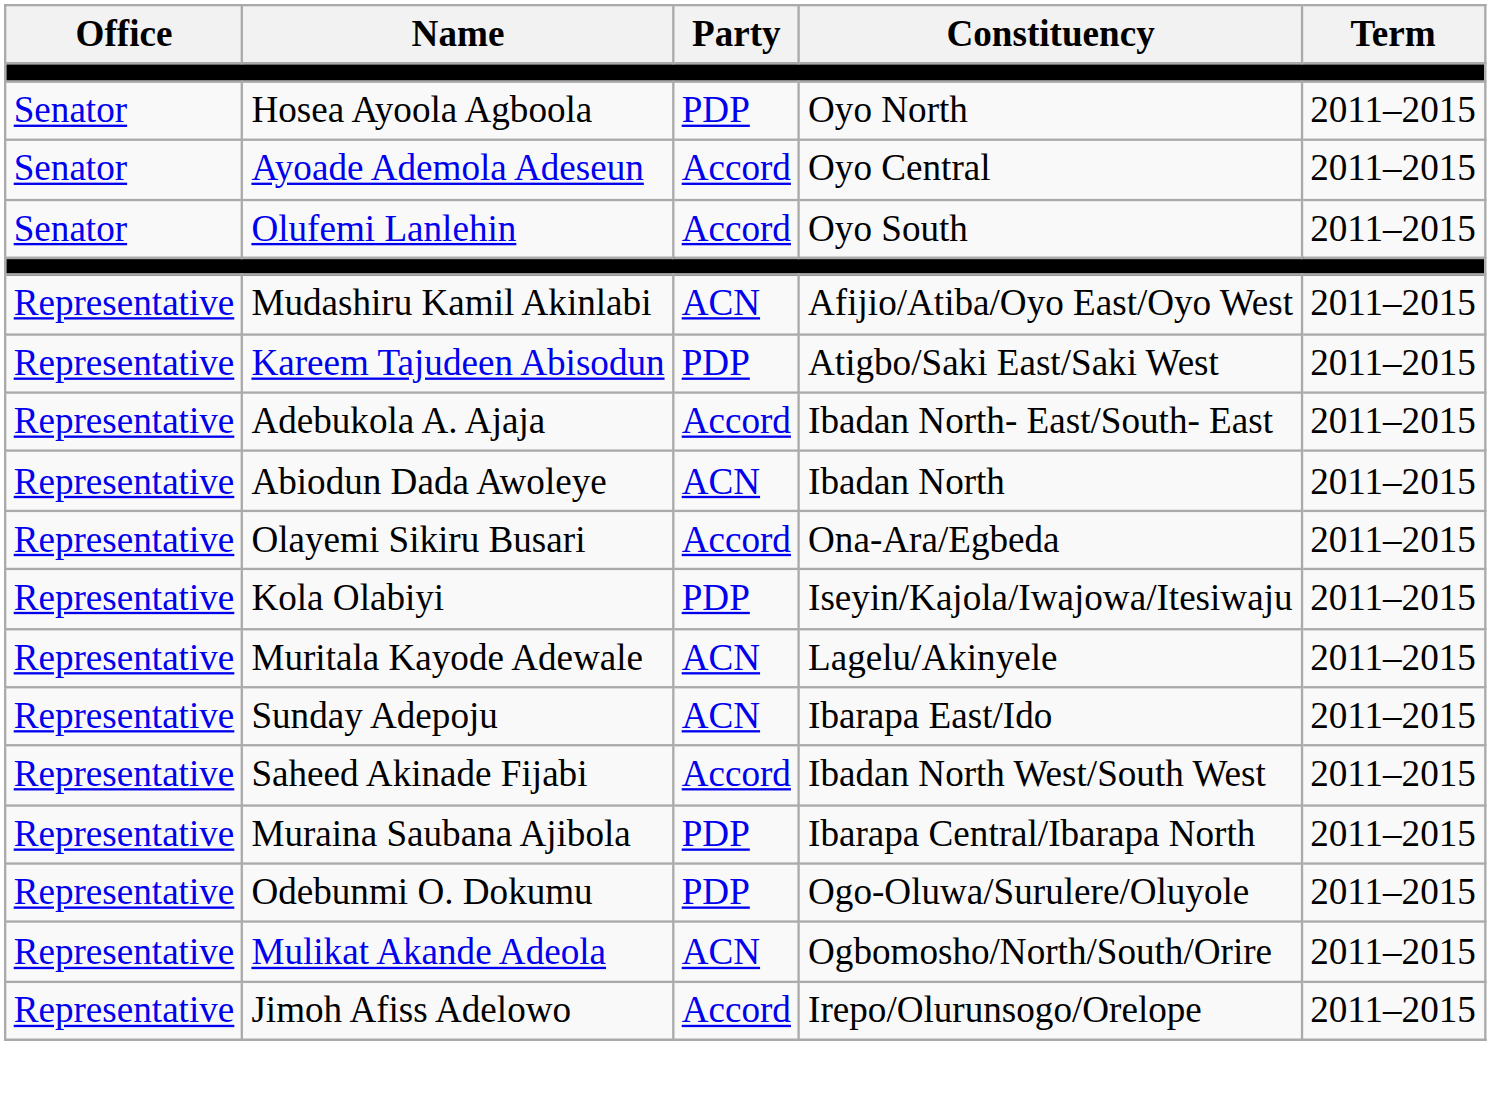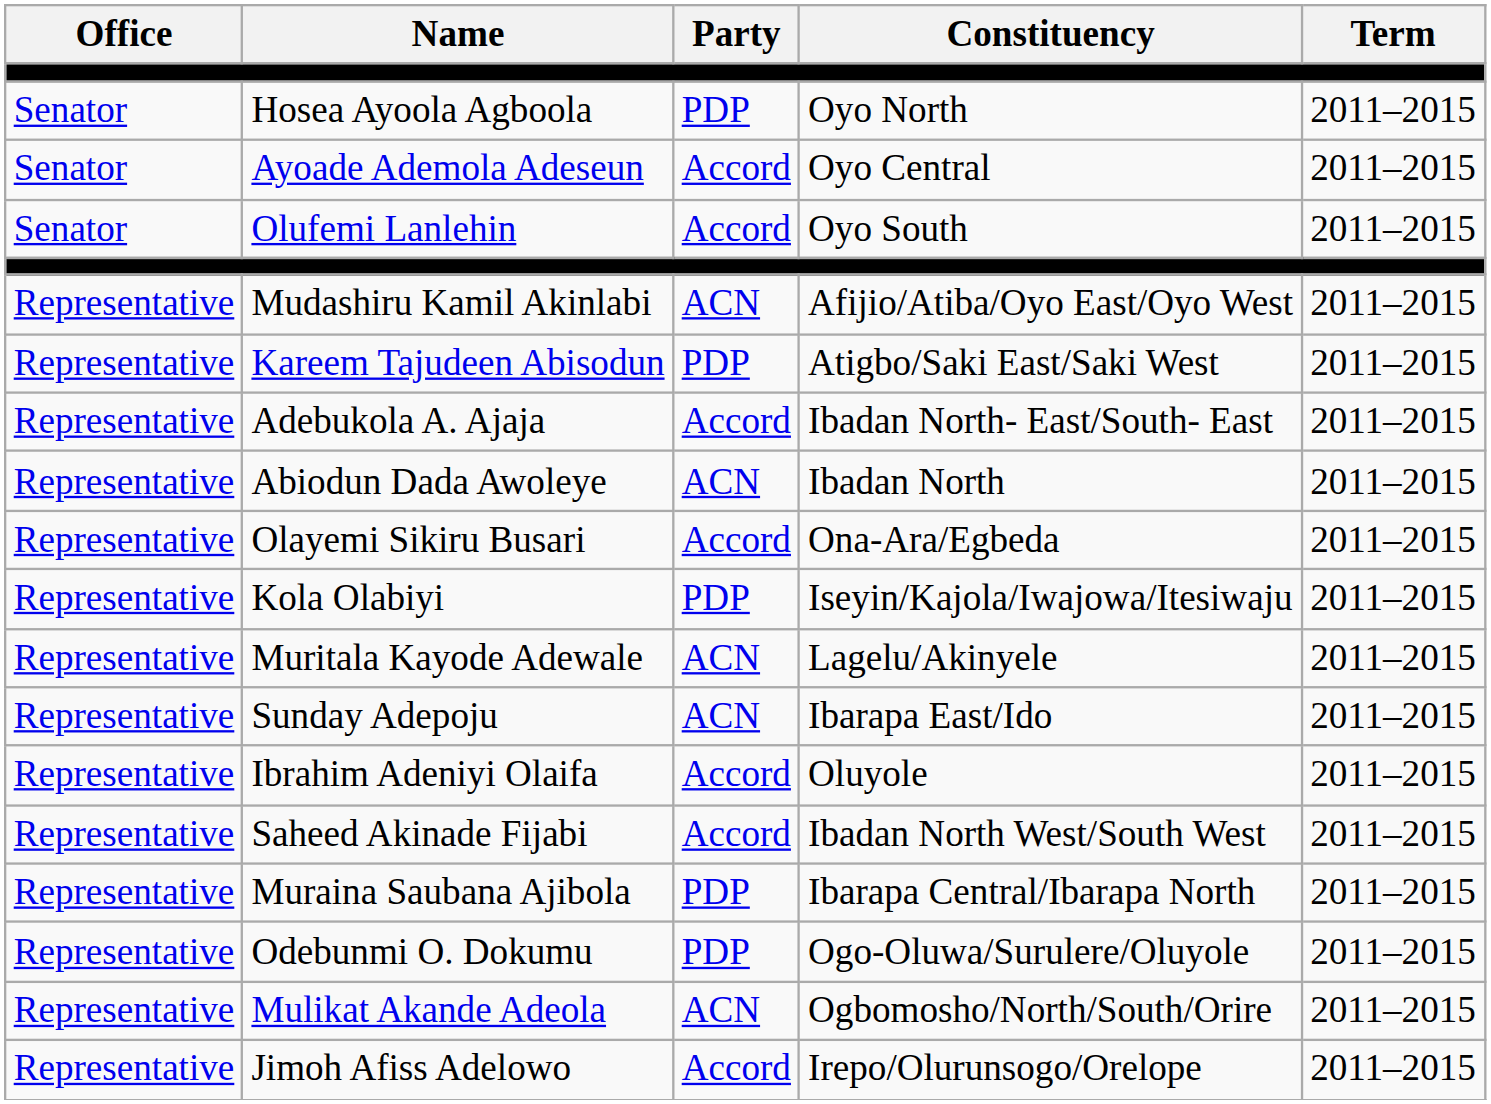+ row: (425, 774)
